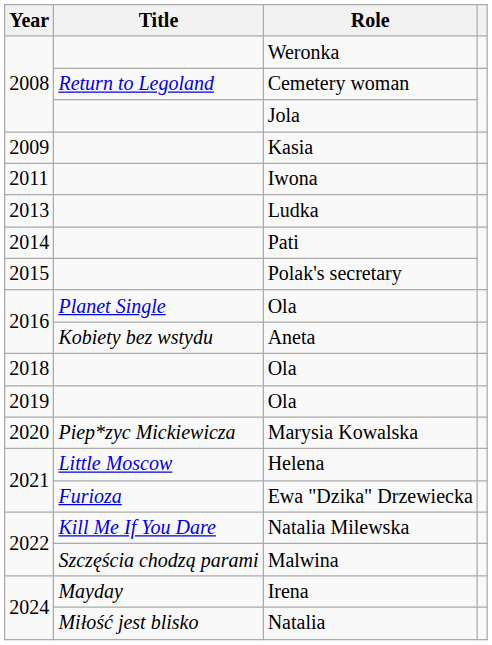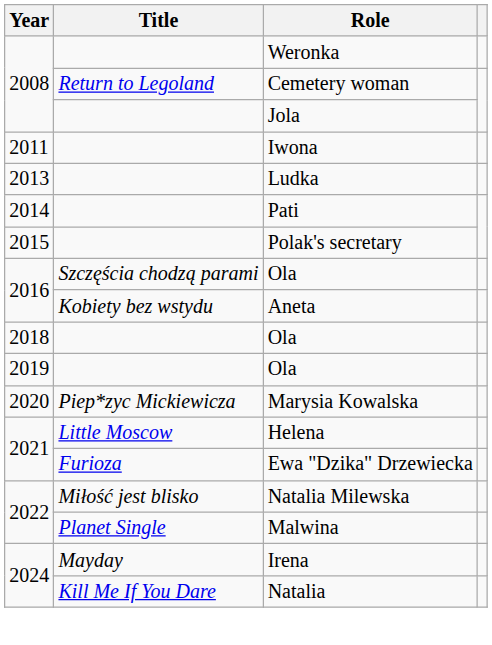- row: (29, 147)
(112, 305) Planet Single -> (158, 274) Szczęścia chodzą parami
(137, 527) Kill Me If You Dare -> (128, 496) Miłość jest blisko
(158, 559) Szczęścia chodzą parami -> (112, 527) Planet Single
(128, 623) Miłość jest blisko -> (137, 591) Kill Me If You Dare
